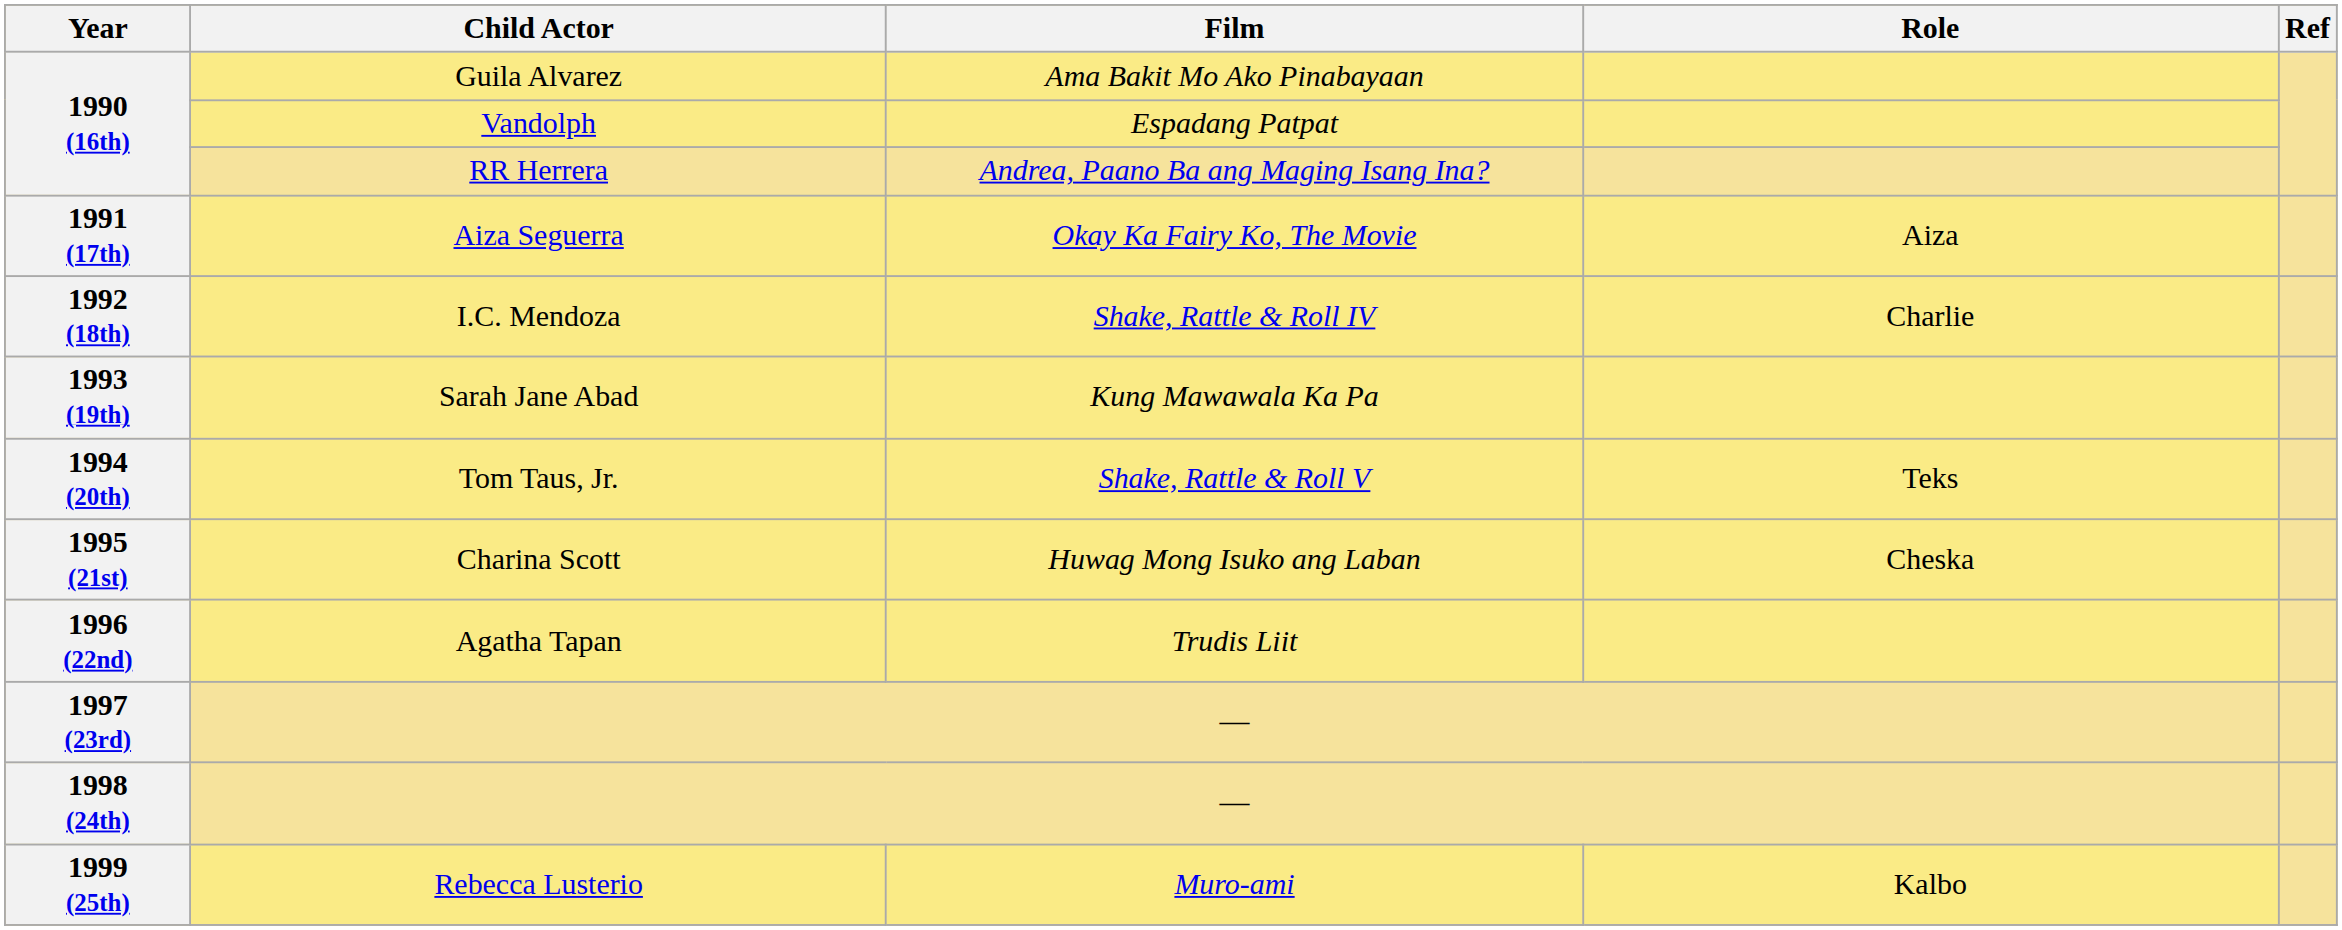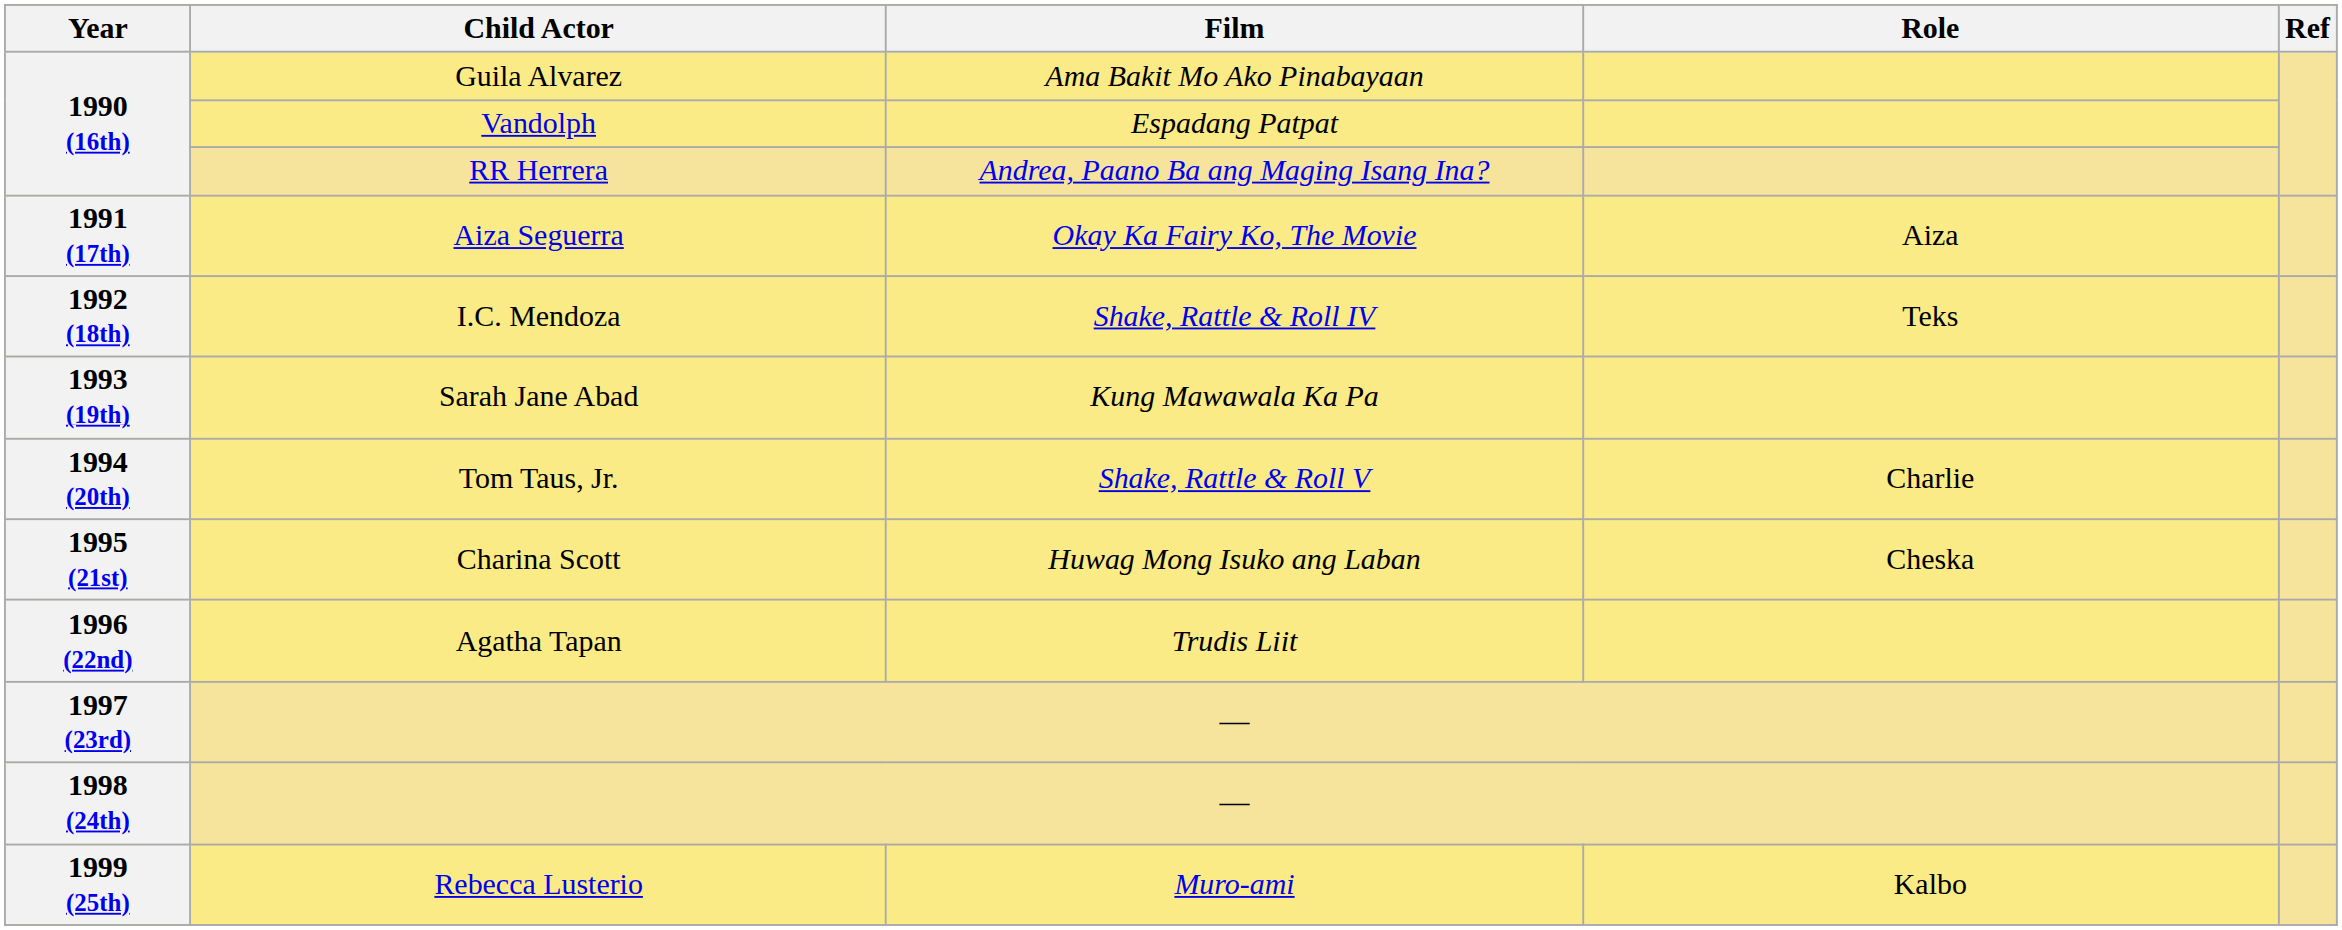(1930, 315) Charlie -> (1930, 315) Teks
(1930, 478) Teks -> (1930, 478) Charlie
